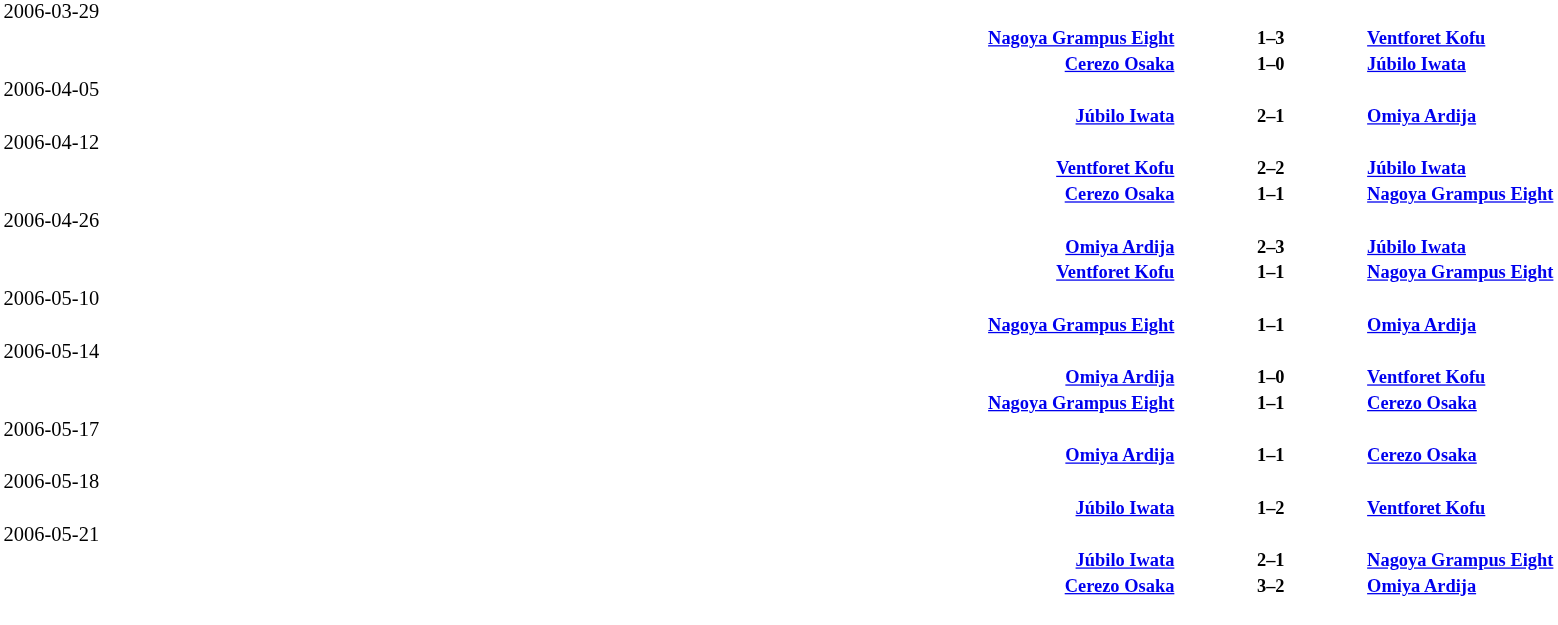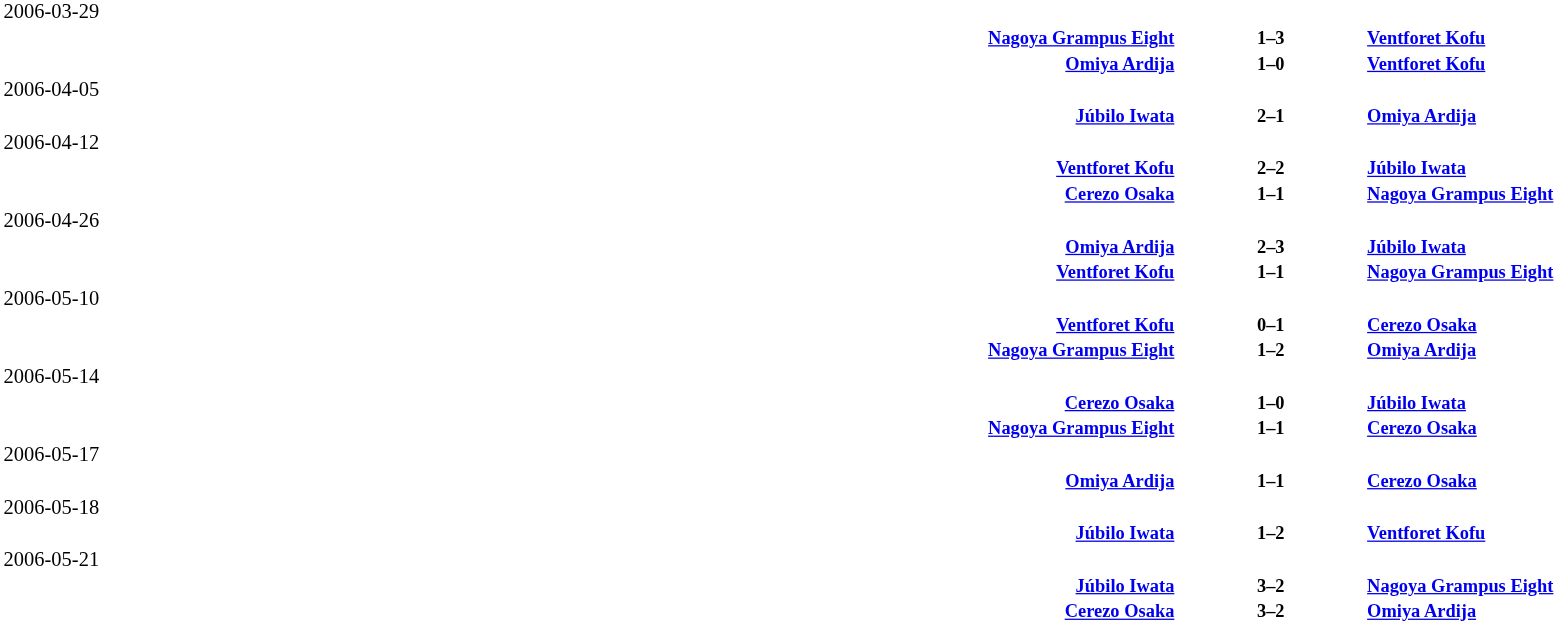rows swapped: (1120, 63) <-> (1120, 377)
+ row: (1115, 324)
(1271, 324) 1–1 -> (1271, 350) 1–2
(1271, 560) 2–1 -> (1271, 585) 3–2
